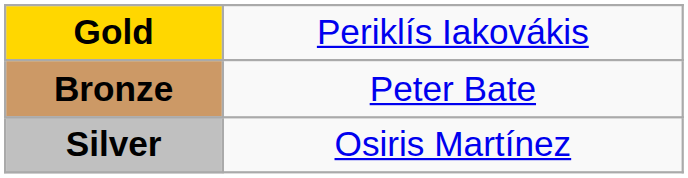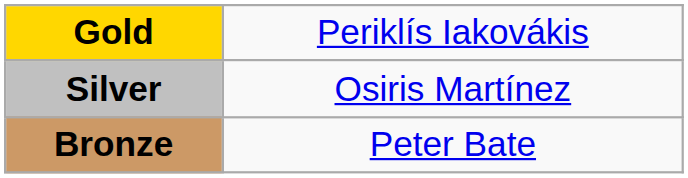rows swapped: (114, 144) <-> (114, 88)
